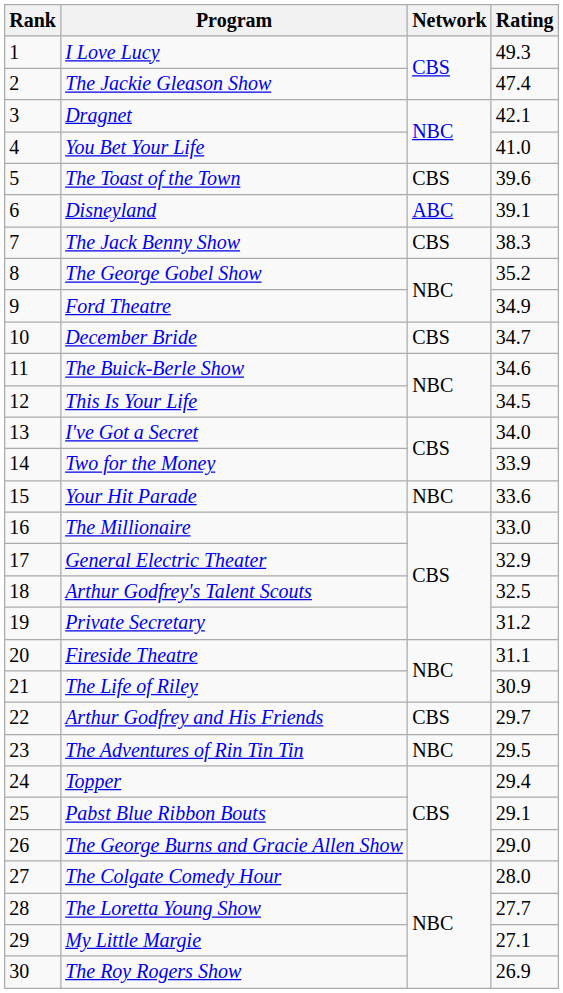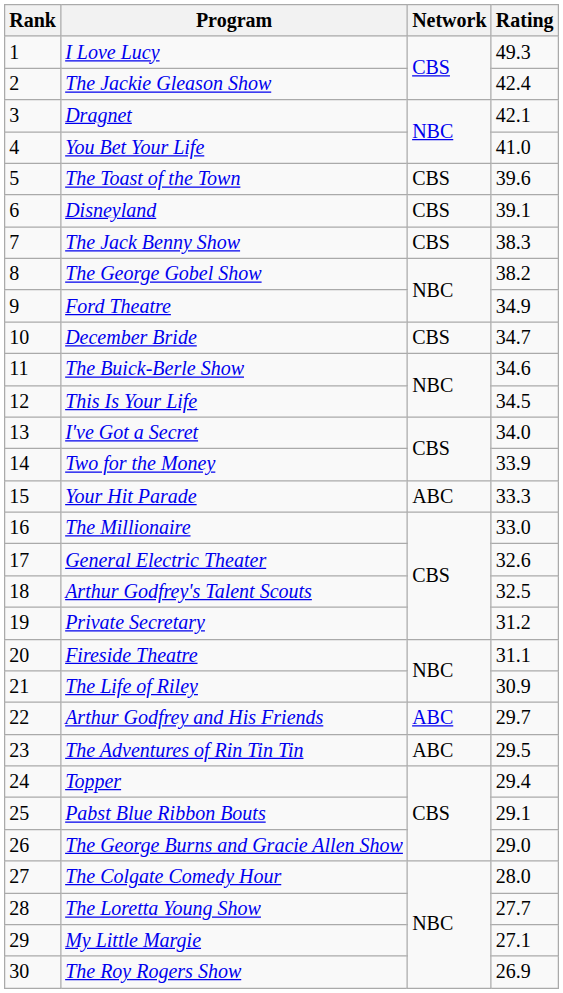(513, 83) 47.4 -> (513, 83) 42.4
(433, 210) ABC -> (431, 210) CBS
(513, 274) 35.2 -> (513, 274) 38.2
(433, 496) NBC -> (433, 496) ABC
(513, 496) 33.6 -> (513, 496) 33.3
(513, 559) 32.9 -> (513, 559) 32.6
(431, 718) CBS -> (433, 718) ABC
(433, 749) NBC -> (433, 749) ABC
